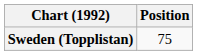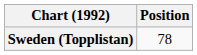(165, 38) 75 -> (165, 38) 78
